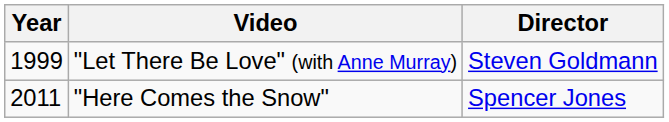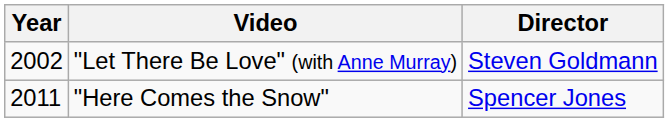(37, 60) 1999 -> (37, 60) 2002
